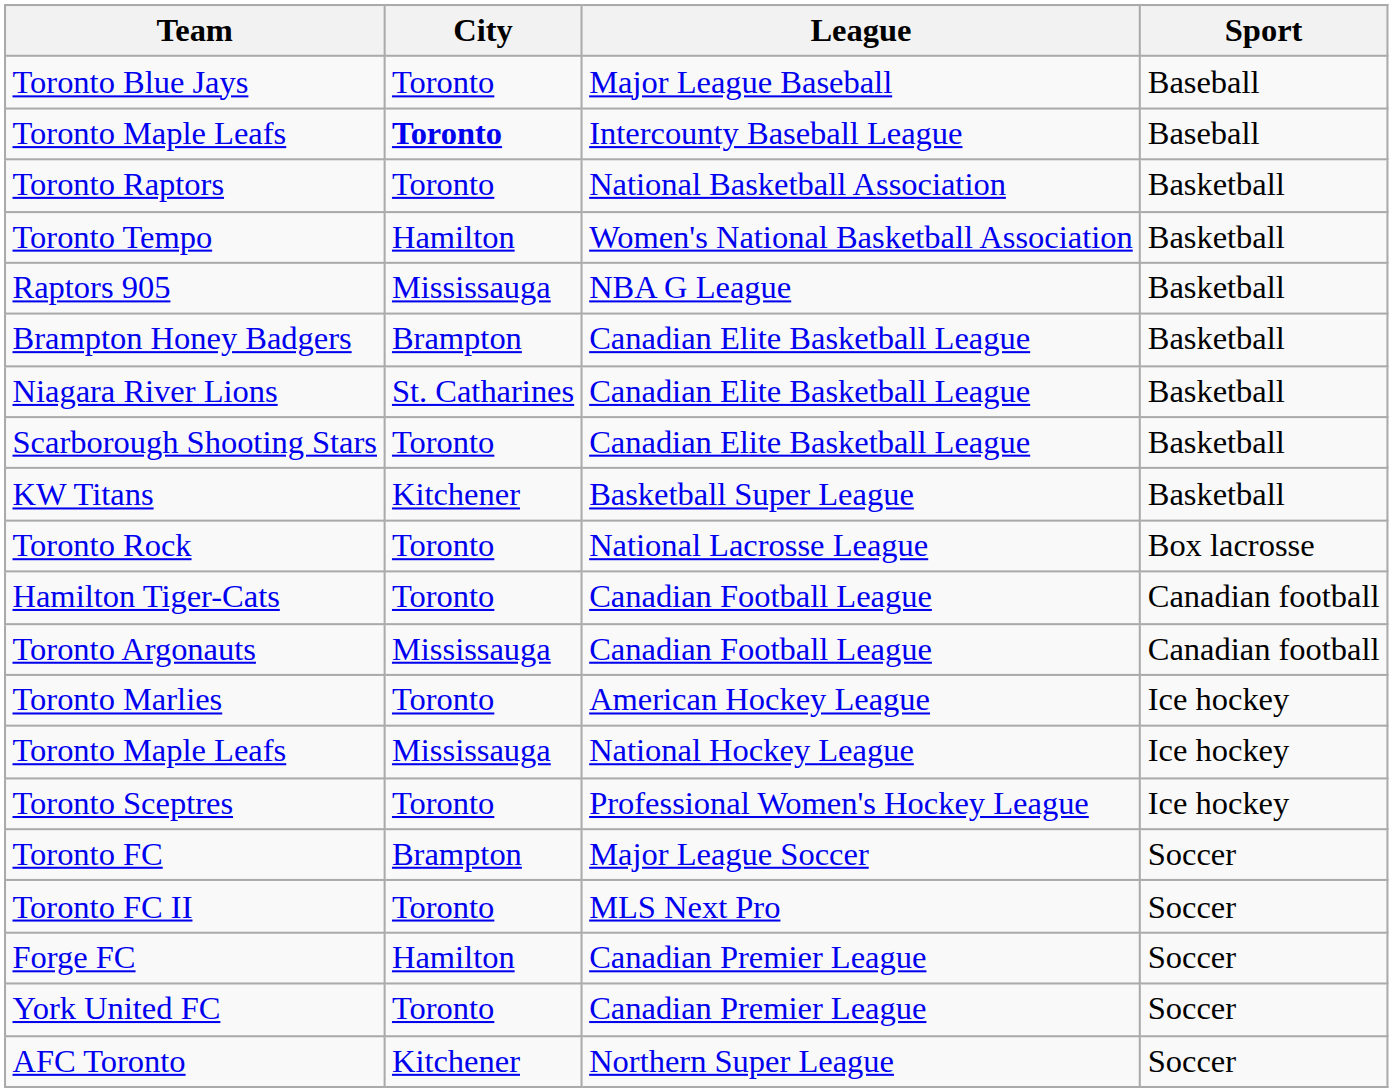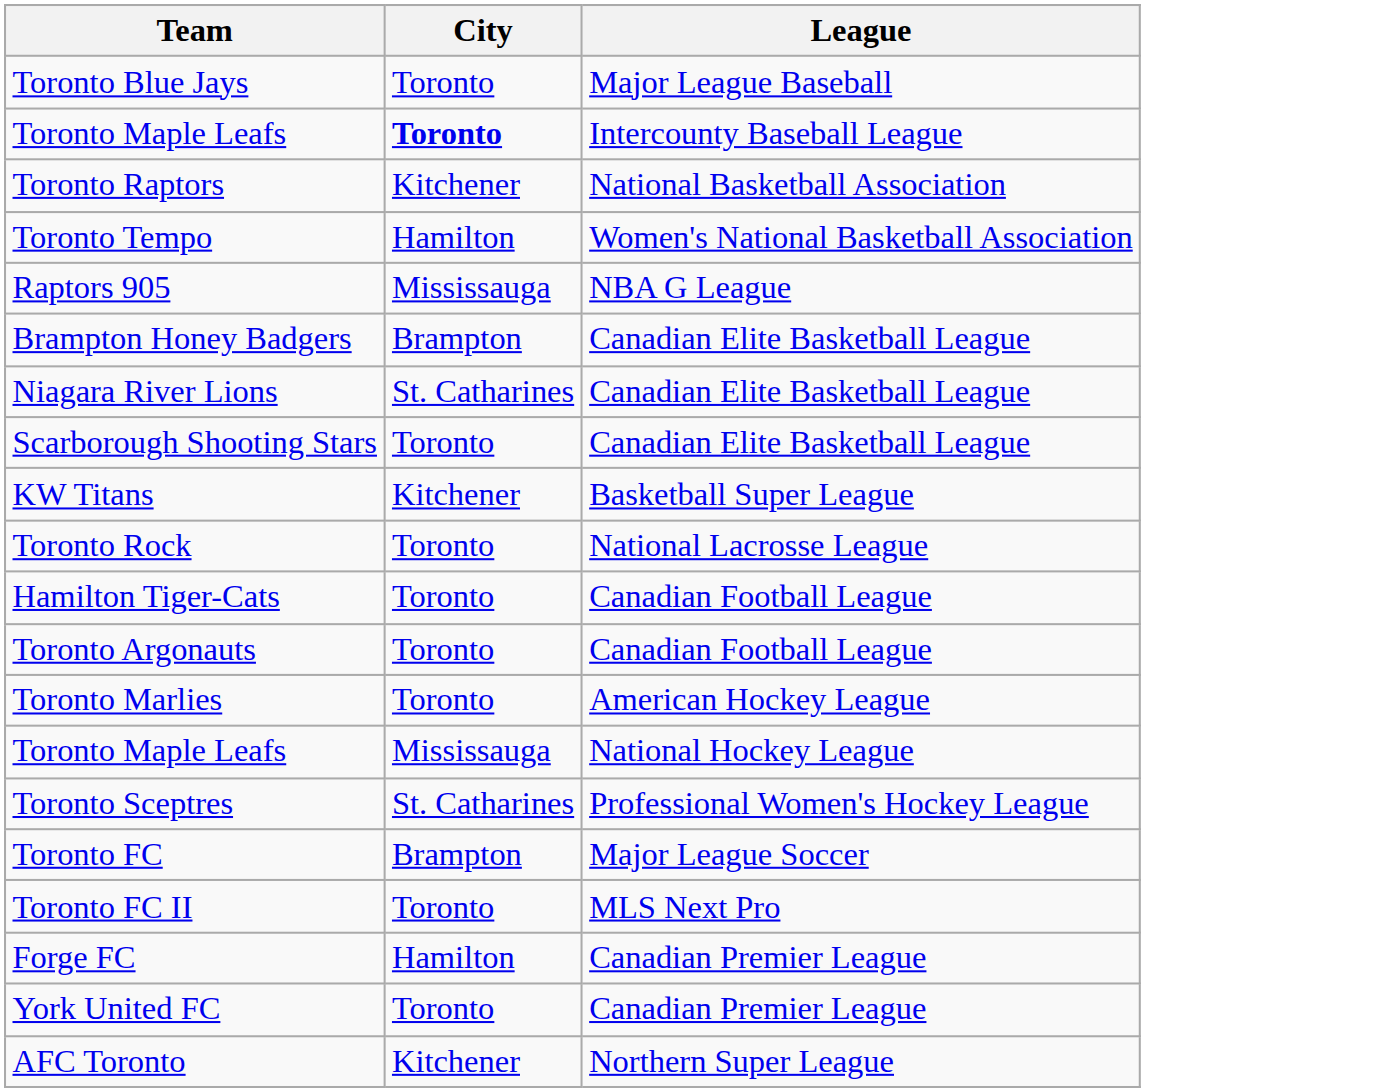- column: (1264, 30)
(443, 184) Toronto -> (456, 184) Kitchener
(471, 648) Mississauga -> (443, 648) Toronto
(443, 802) Toronto -> (483, 802) St. Catharines
